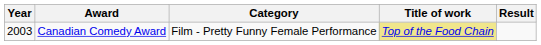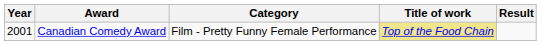(20, 31) 2003 -> (20, 31) 2001
